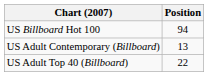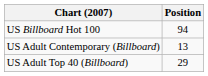(183, 63) 22 -> (183, 63) 29
